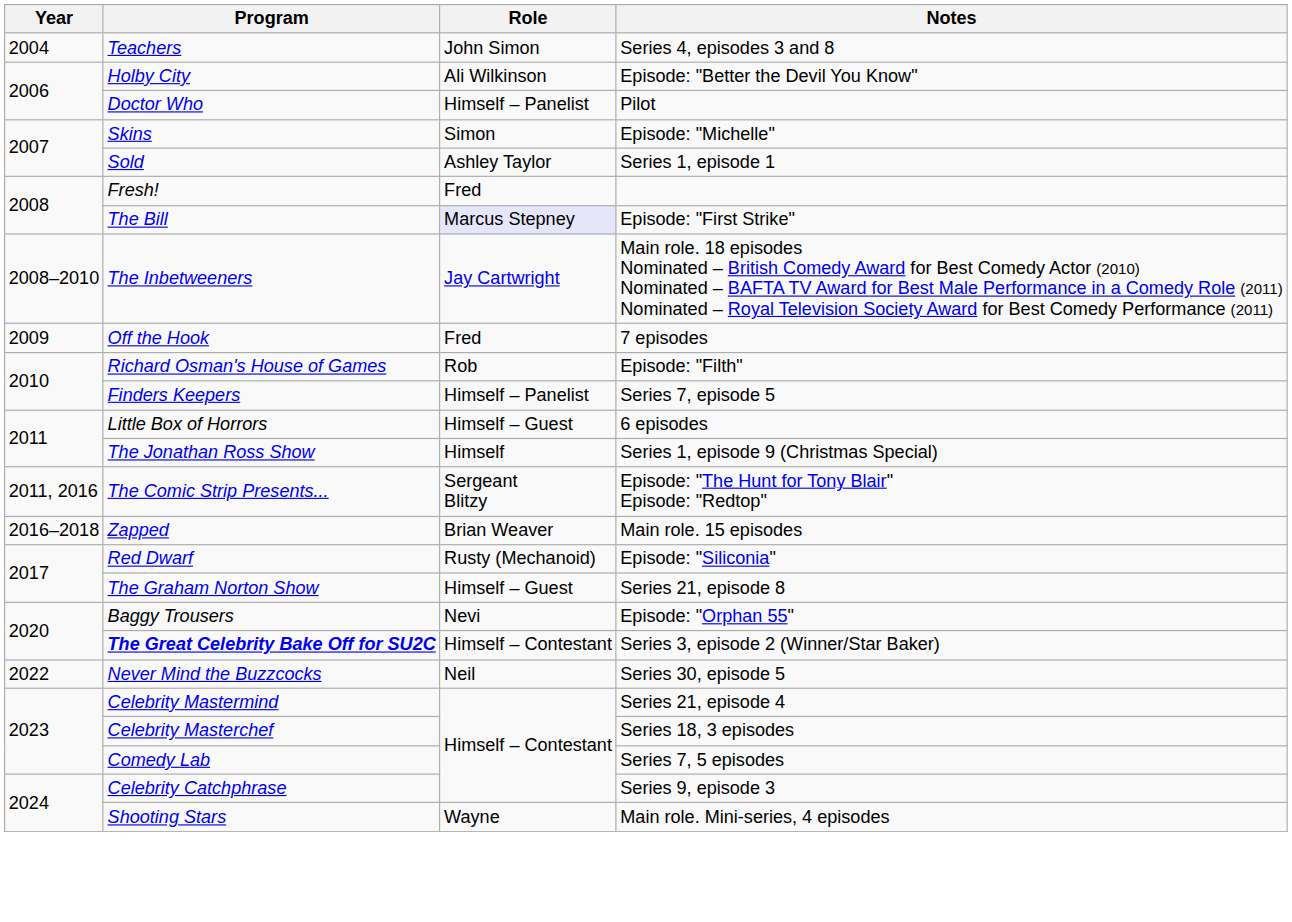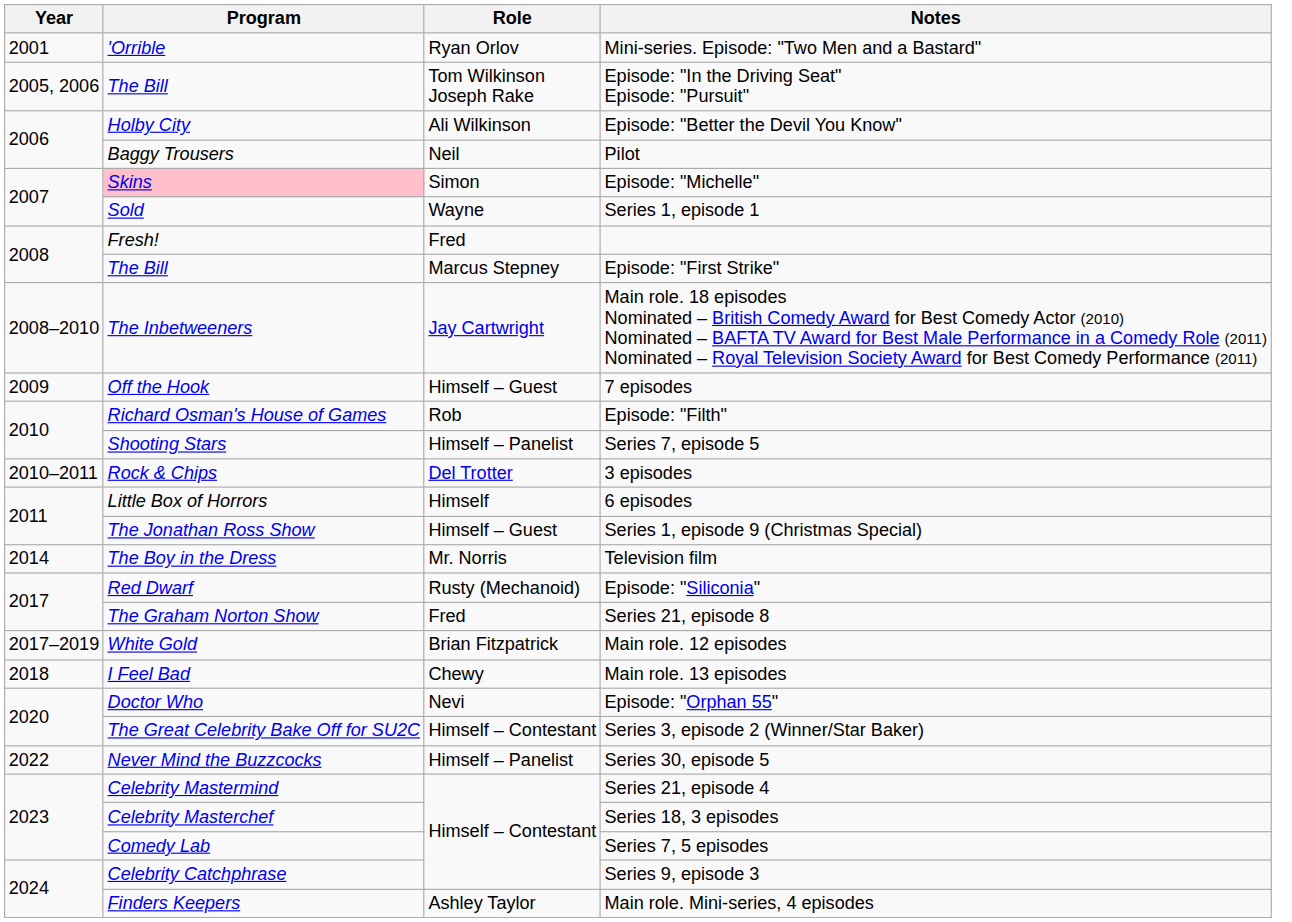+ row: (793, 47)
- row: (727, 47)
+ row: (723, 86)
(155, 104) Doctor Who -> (171, 153) Baggy Trousers
(516, 104) Himself – Panelist -> (444, 153) Neil
(130, 133) no background -> (130, 182) pink background
(498, 162) Ashley Taylor -> (456, 211) Wayne
(509, 219) lavender background -> (494, 268) no background
(463, 337) Fred -> (493, 386) Himself – Guest
(174, 395) Finders Keepers -> (167, 444) Shooting Stars
+ row: (648, 472)
(508, 423) Himself – Guest -> (459, 501) Himself
(474, 452) Himself -> (493, 530) Himself – Guest
- row: (757, 491)
+ row: (661, 558)
- row: (711, 530)
(508, 587) Himself – Guest -> (447, 616) Fred
+ row: (696, 644)
+ row: (696, 673)
(171, 616) Baggy Trousers -> (155, 702) Doctor Who
(272, 644) bold -> (264, 731) normal
(460, 673) Neil -> (501, 759) Himself – Panelist
(167, 817) Shooting Stars -> (174, 903) Finders Keepers
(472, 817) Wayne -> (482, 903) Ashley Taylor
